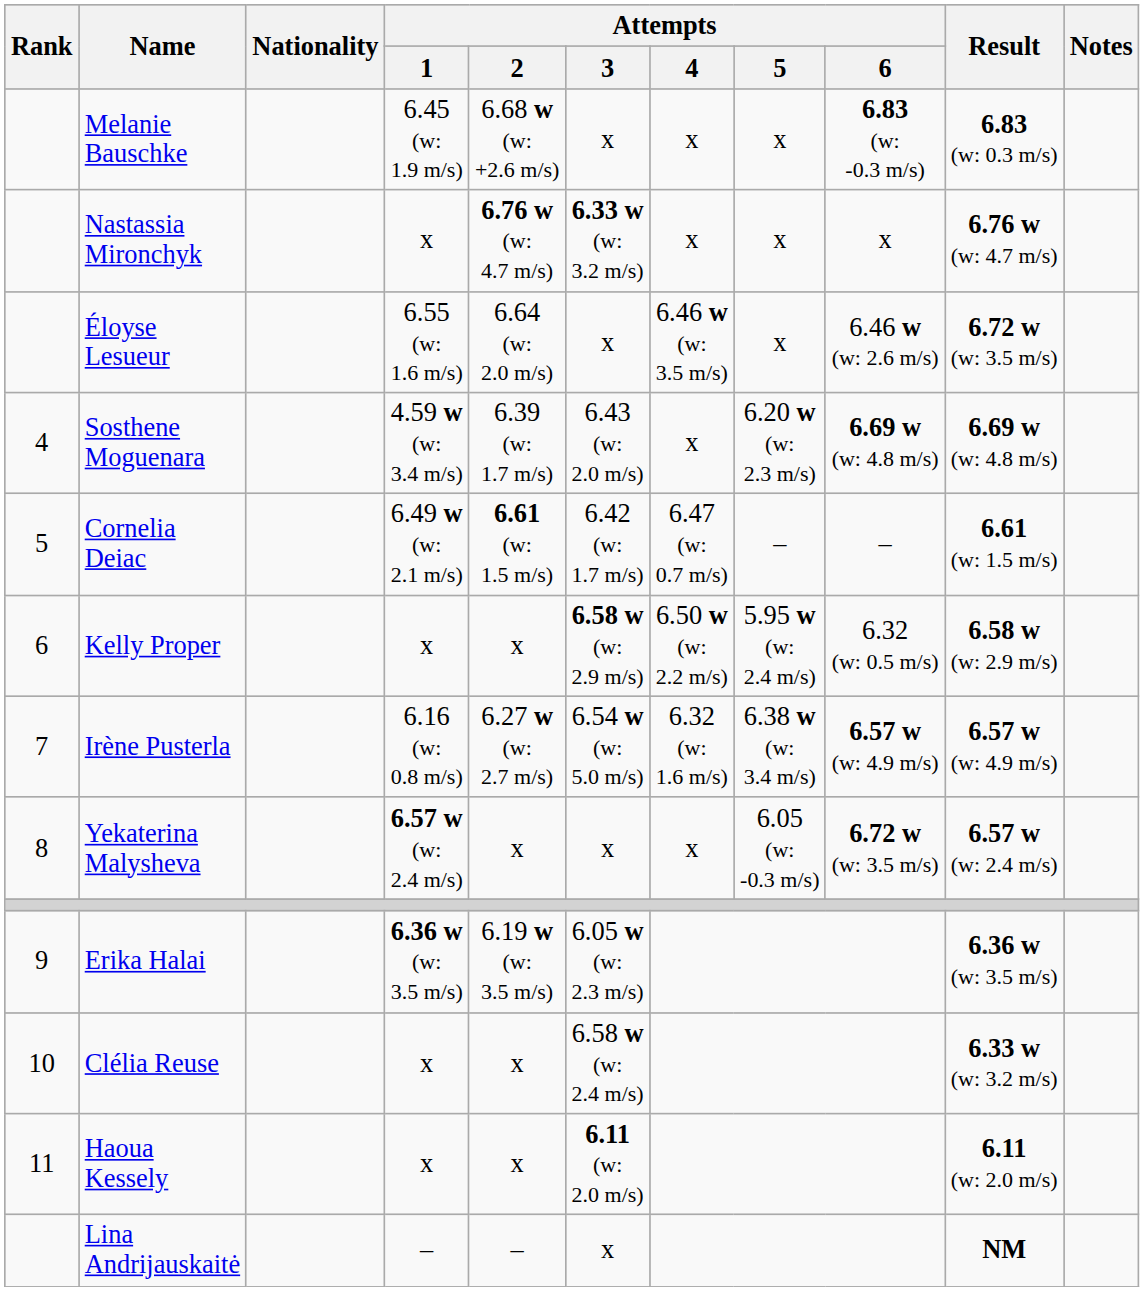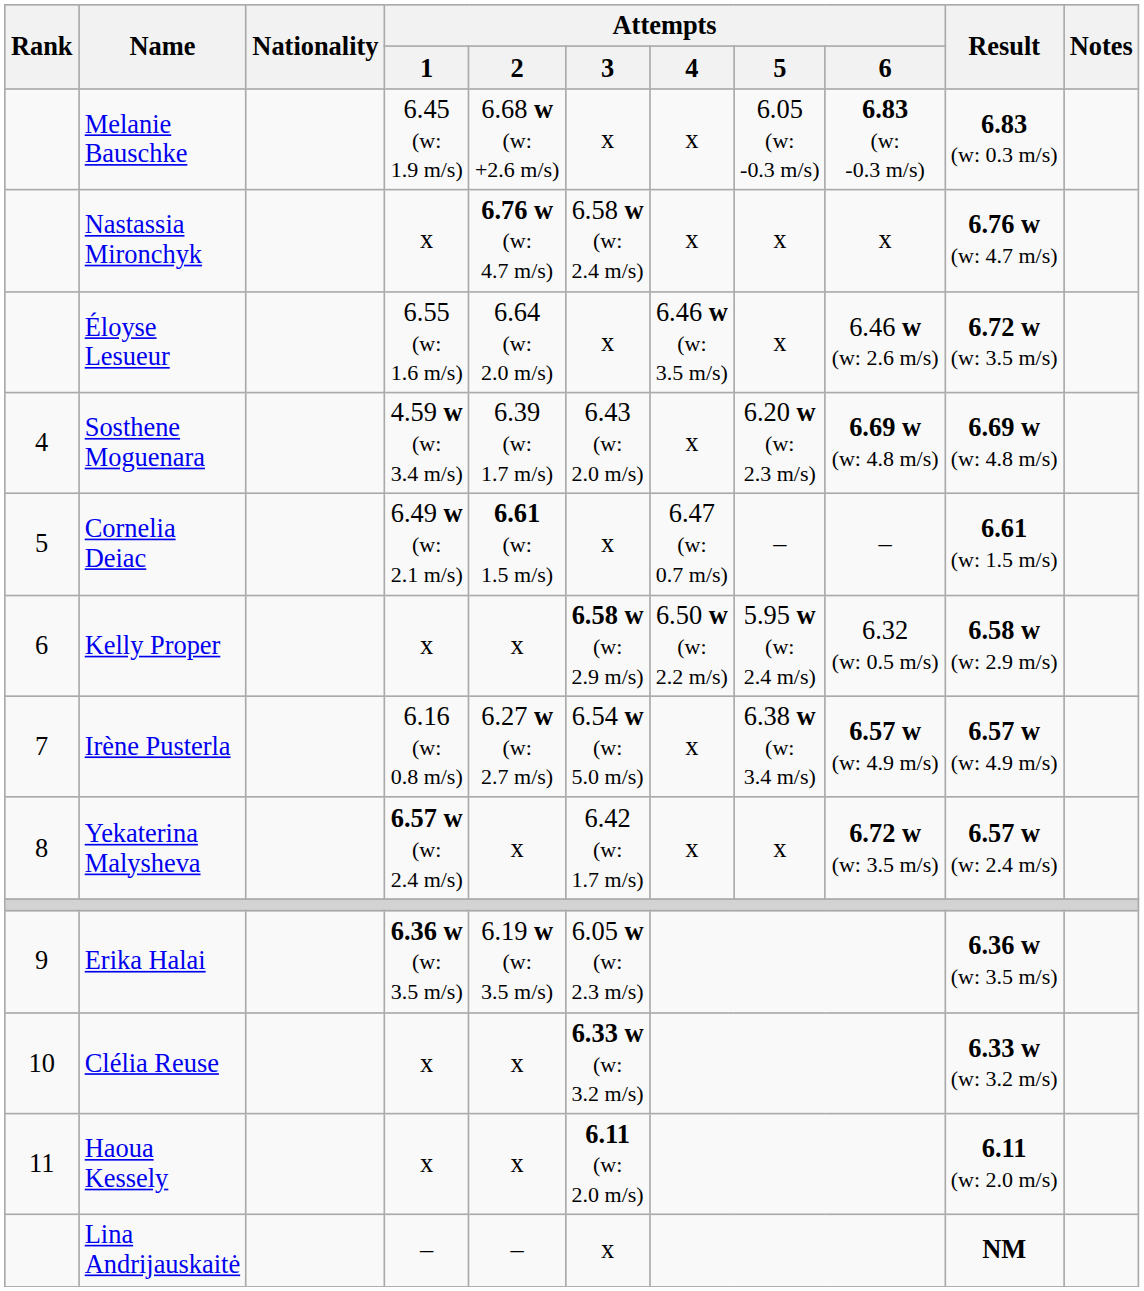(780, 138) x -> (780, 138) 6.05 (w: -0.3 m/s)
(608, 240) 6.33 w (w: 3.2 m/s) -> (608, 240) 6.58 w (w: 2.4 m/s)
(608, 543) 6.42 (w: 1.7 m/s) -> (608, 543) x
(692, 746) 6.32 (w: 1.6 m/s) -> (692, 746) x
(608, 847) x -> (608, 847) 6.42 (w: 1.7 m/s)
(780, 847) 6.05 (w: -0.3 m/s) -> (780, 847) x
(608, 1062) 6.58 w (w: 2.4 m/s) -> (608, 1062) 6.33 w (w: 3.2 m/s)
